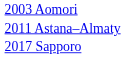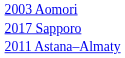rows swapped: (63, 28) <-> (43, 47)
